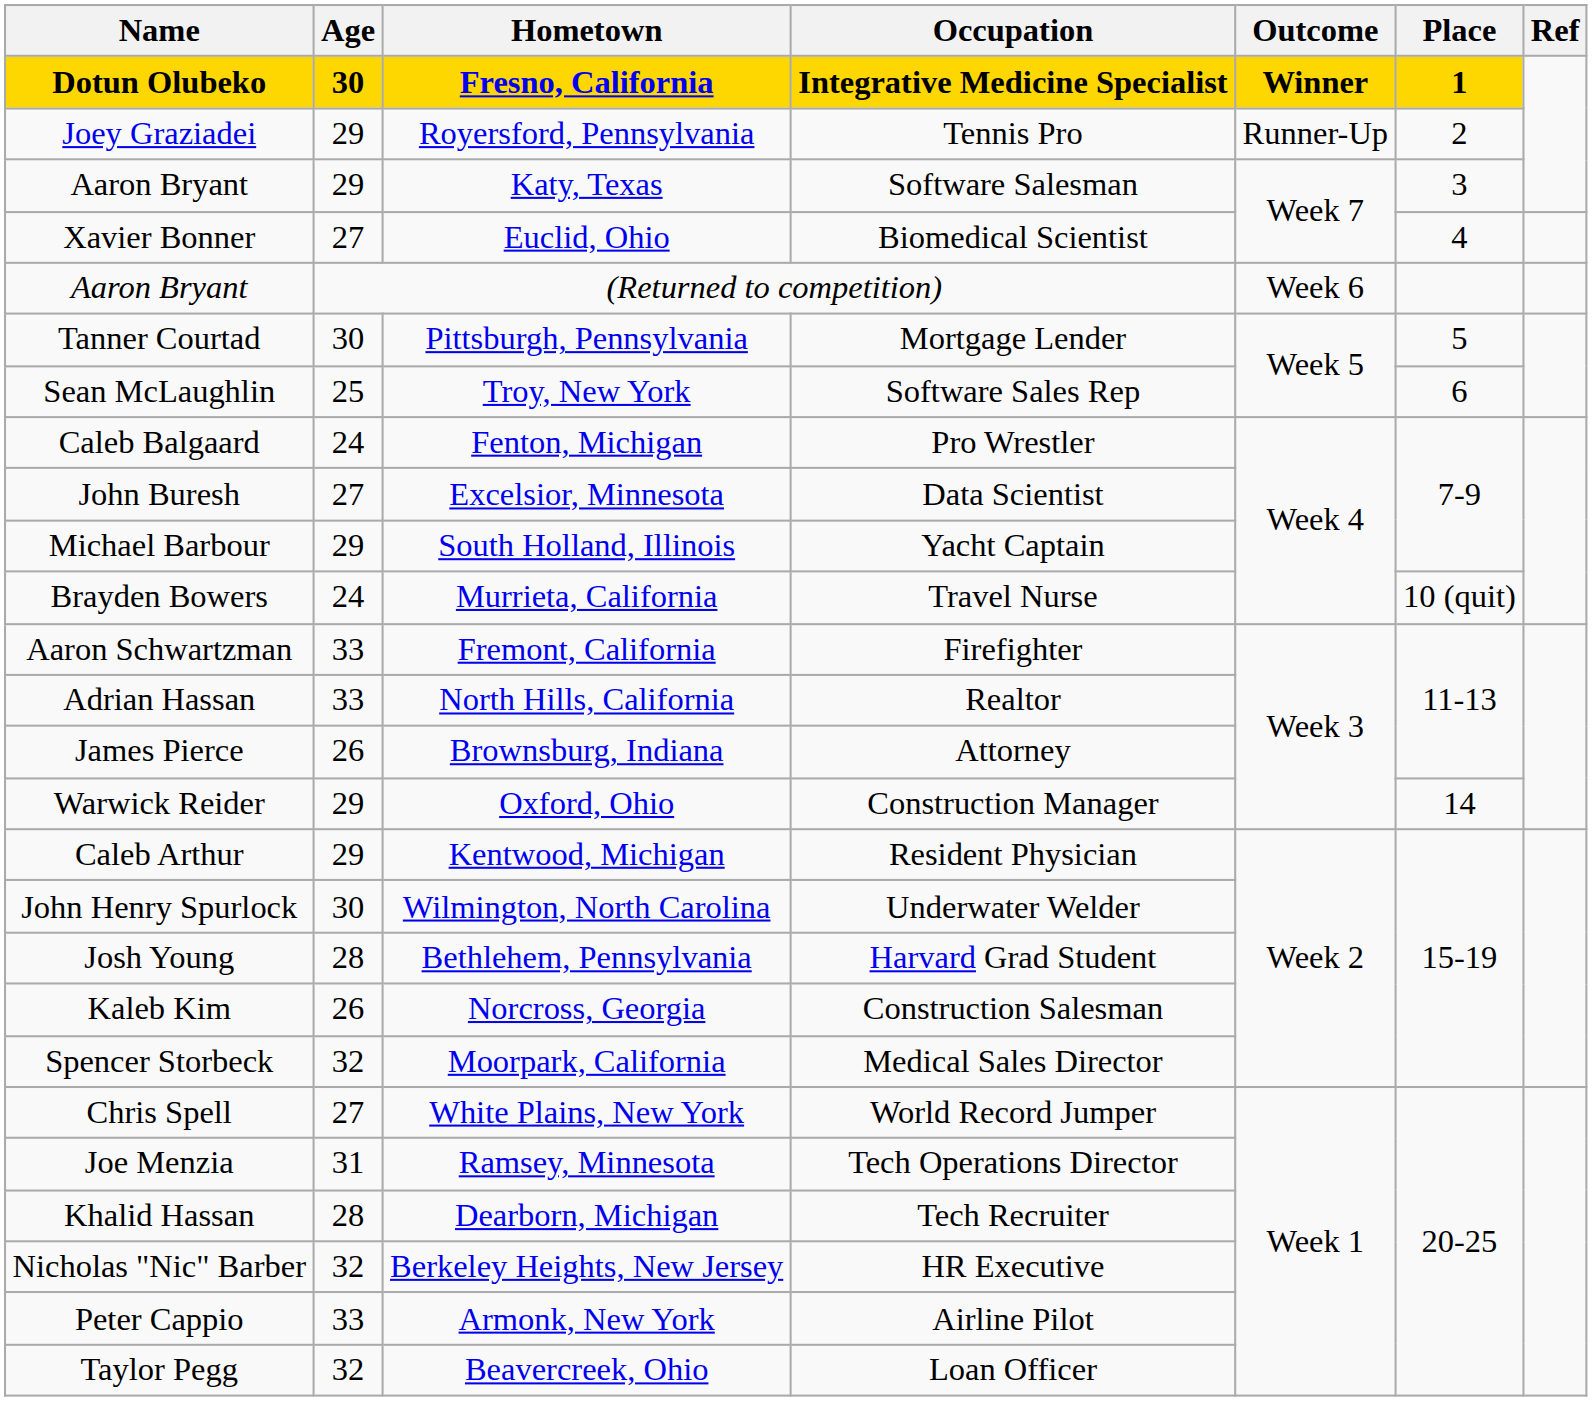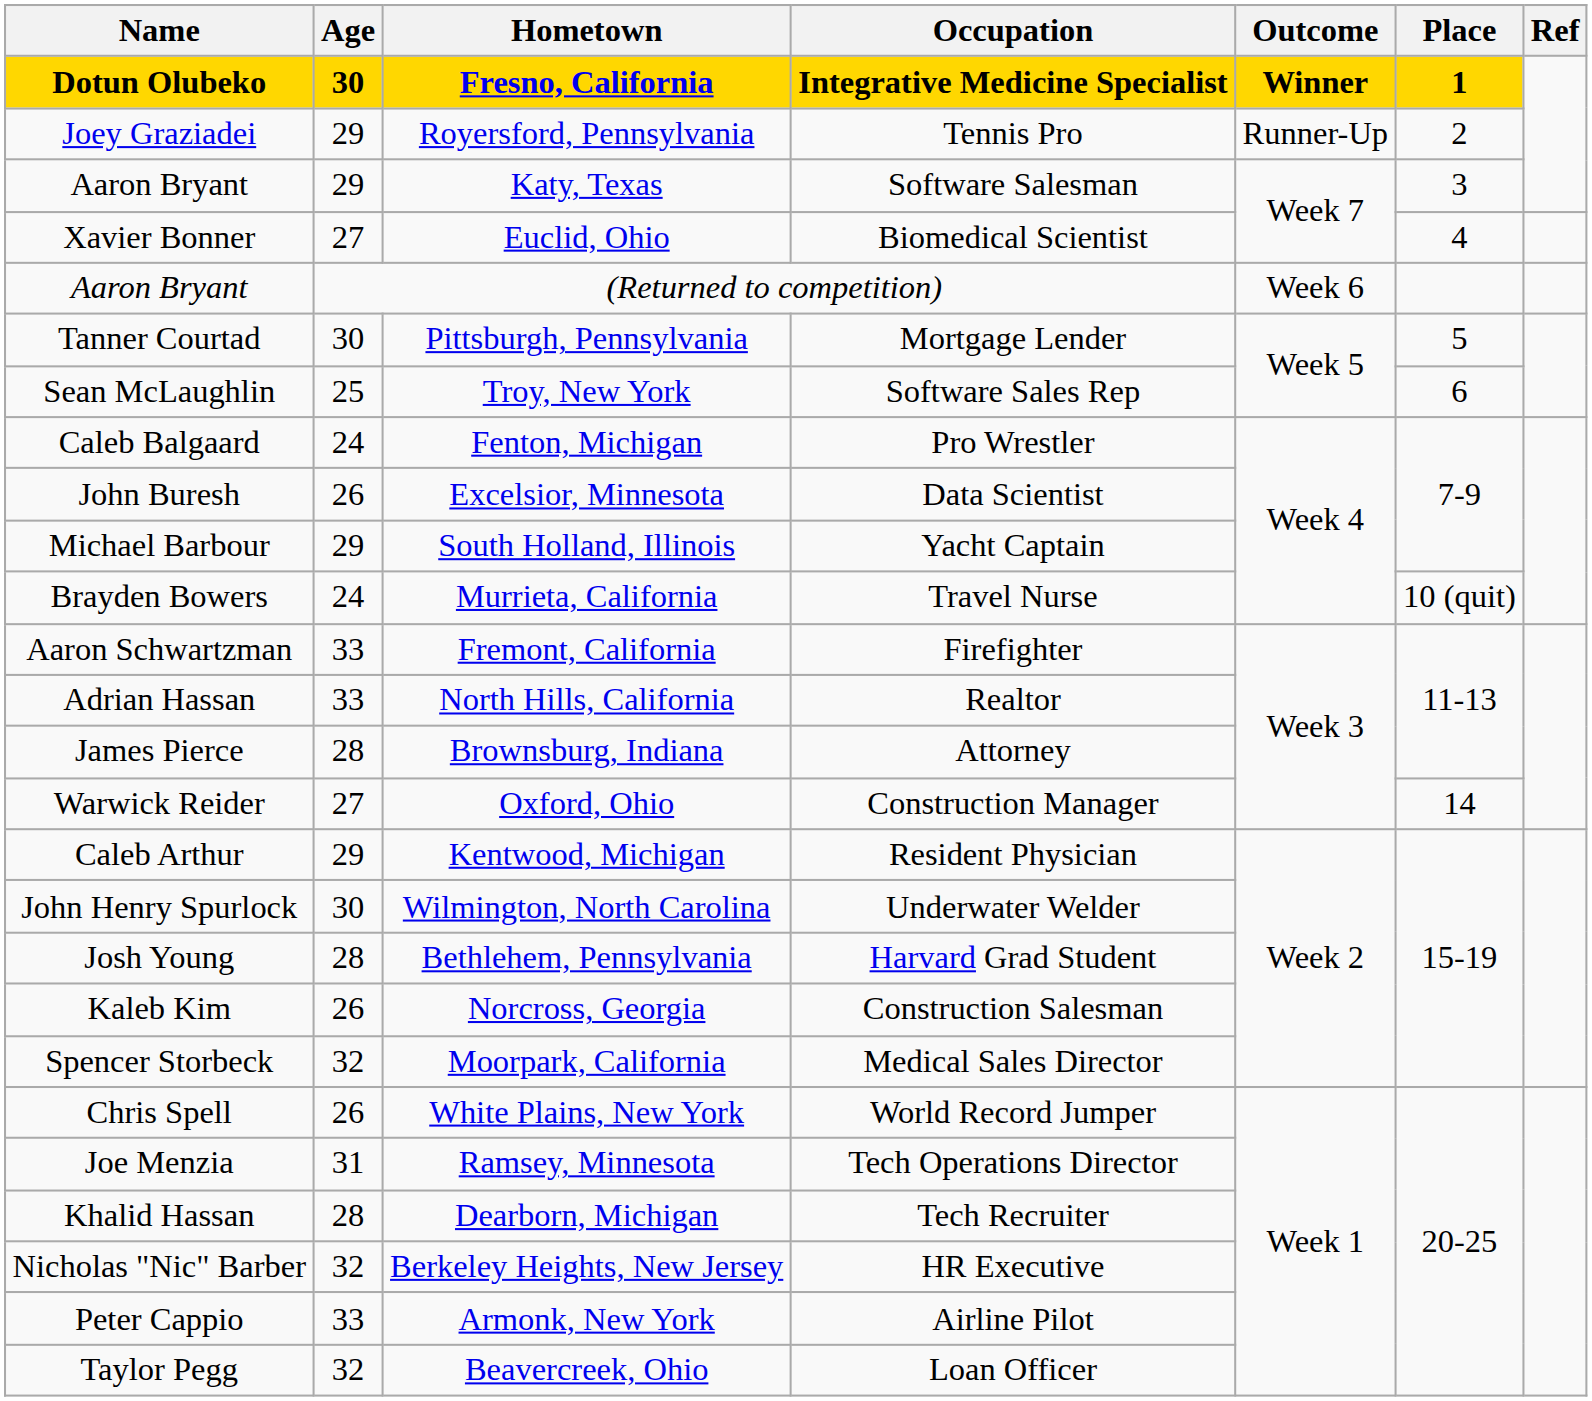(348, 493) 27 -> (348, 493) 26
(348, 751) 26 -> (348, 751) 28
(348, 802) 29 -> (348, 802) 27
(348, 1111) 27 -> (348, 1111) 26
